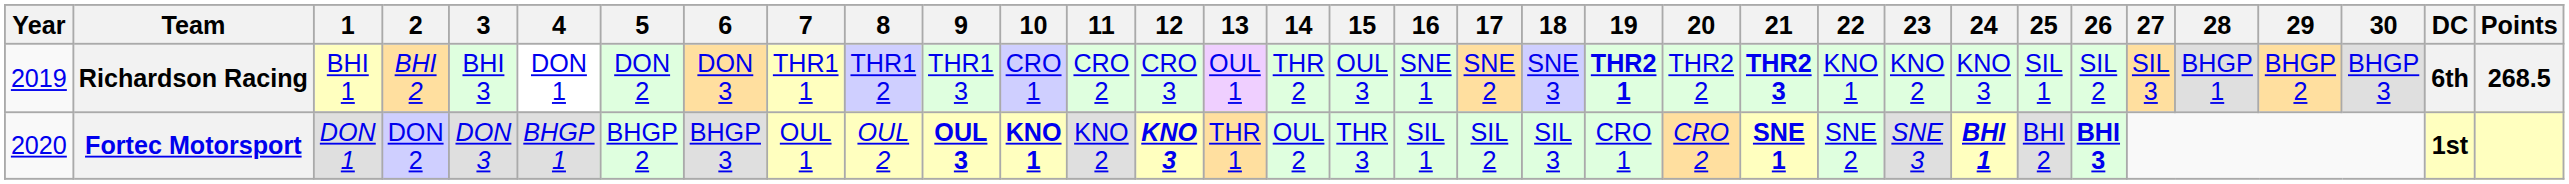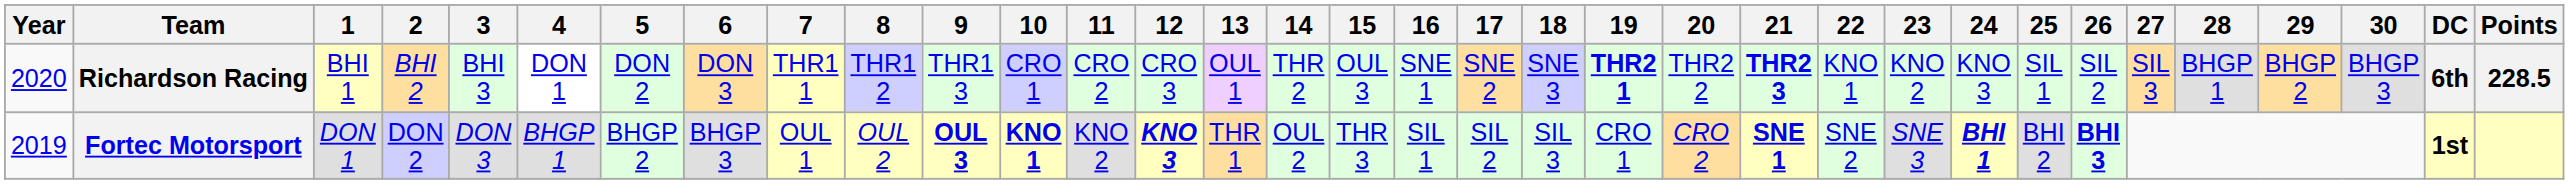(39, 78) 2019 -> (39, 78) 2020
(2519, 78) 268.5 -> (2519, 78) 228.5
(39, 145) 2020 -> (39, 145) 2019
